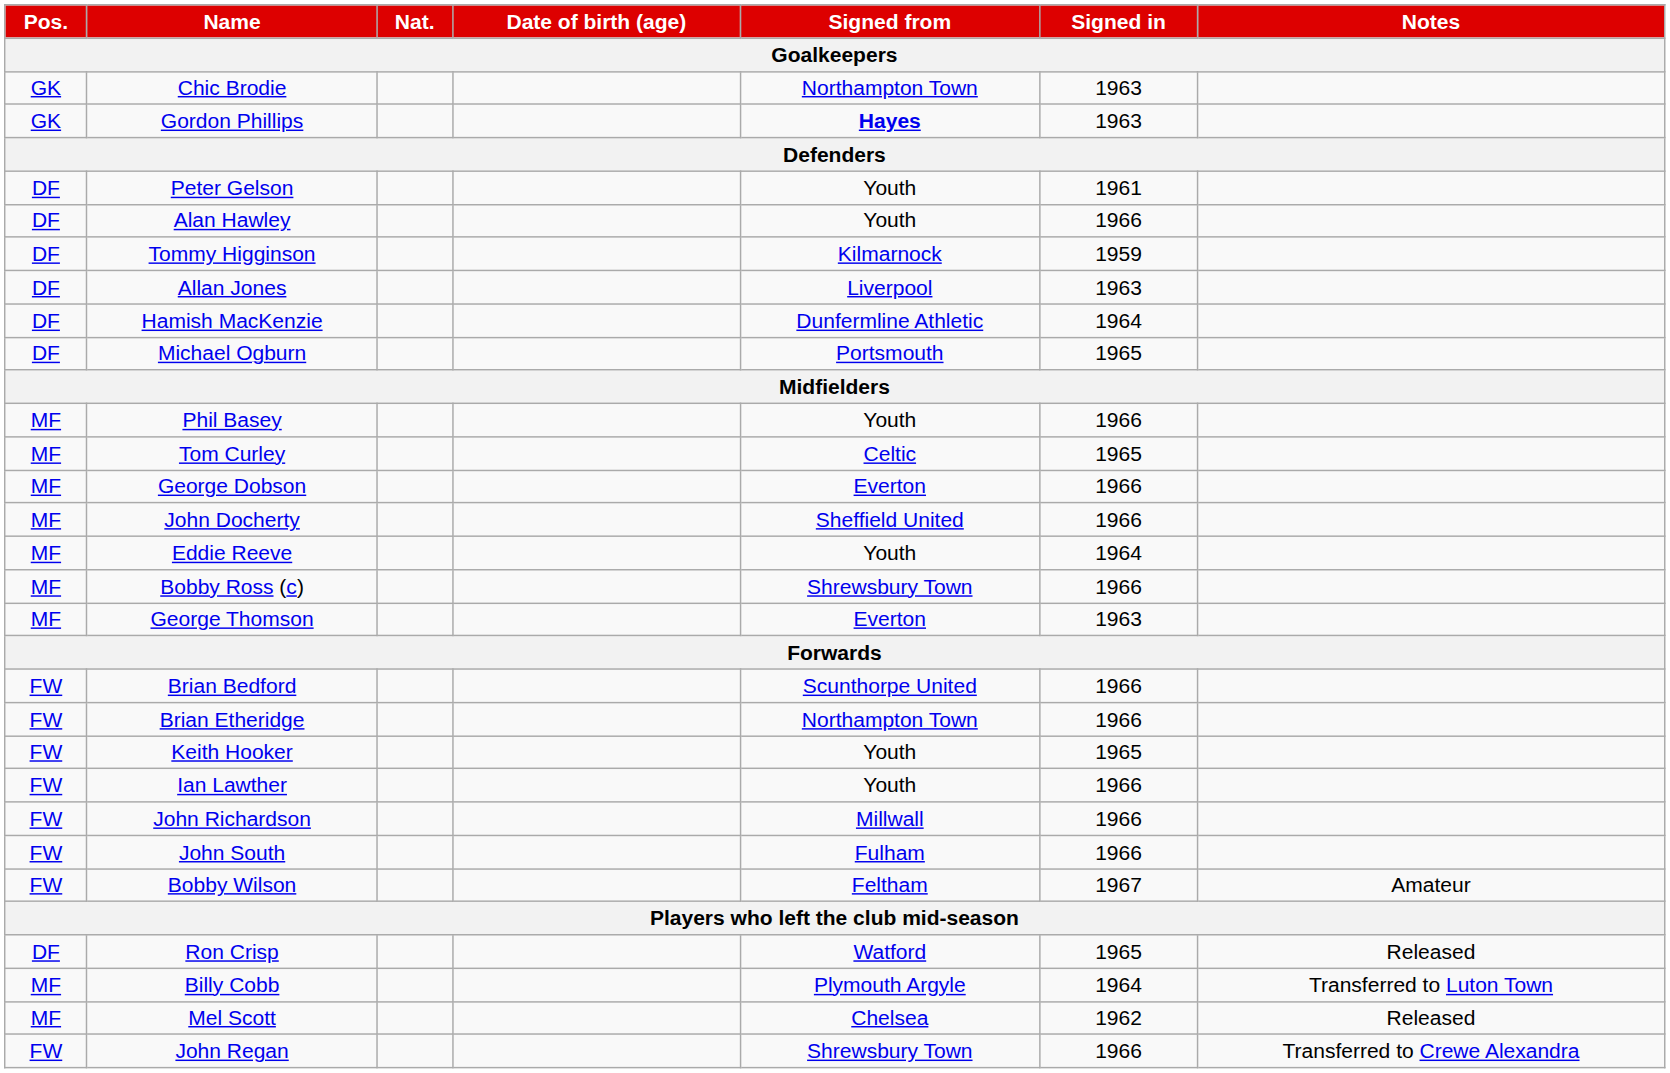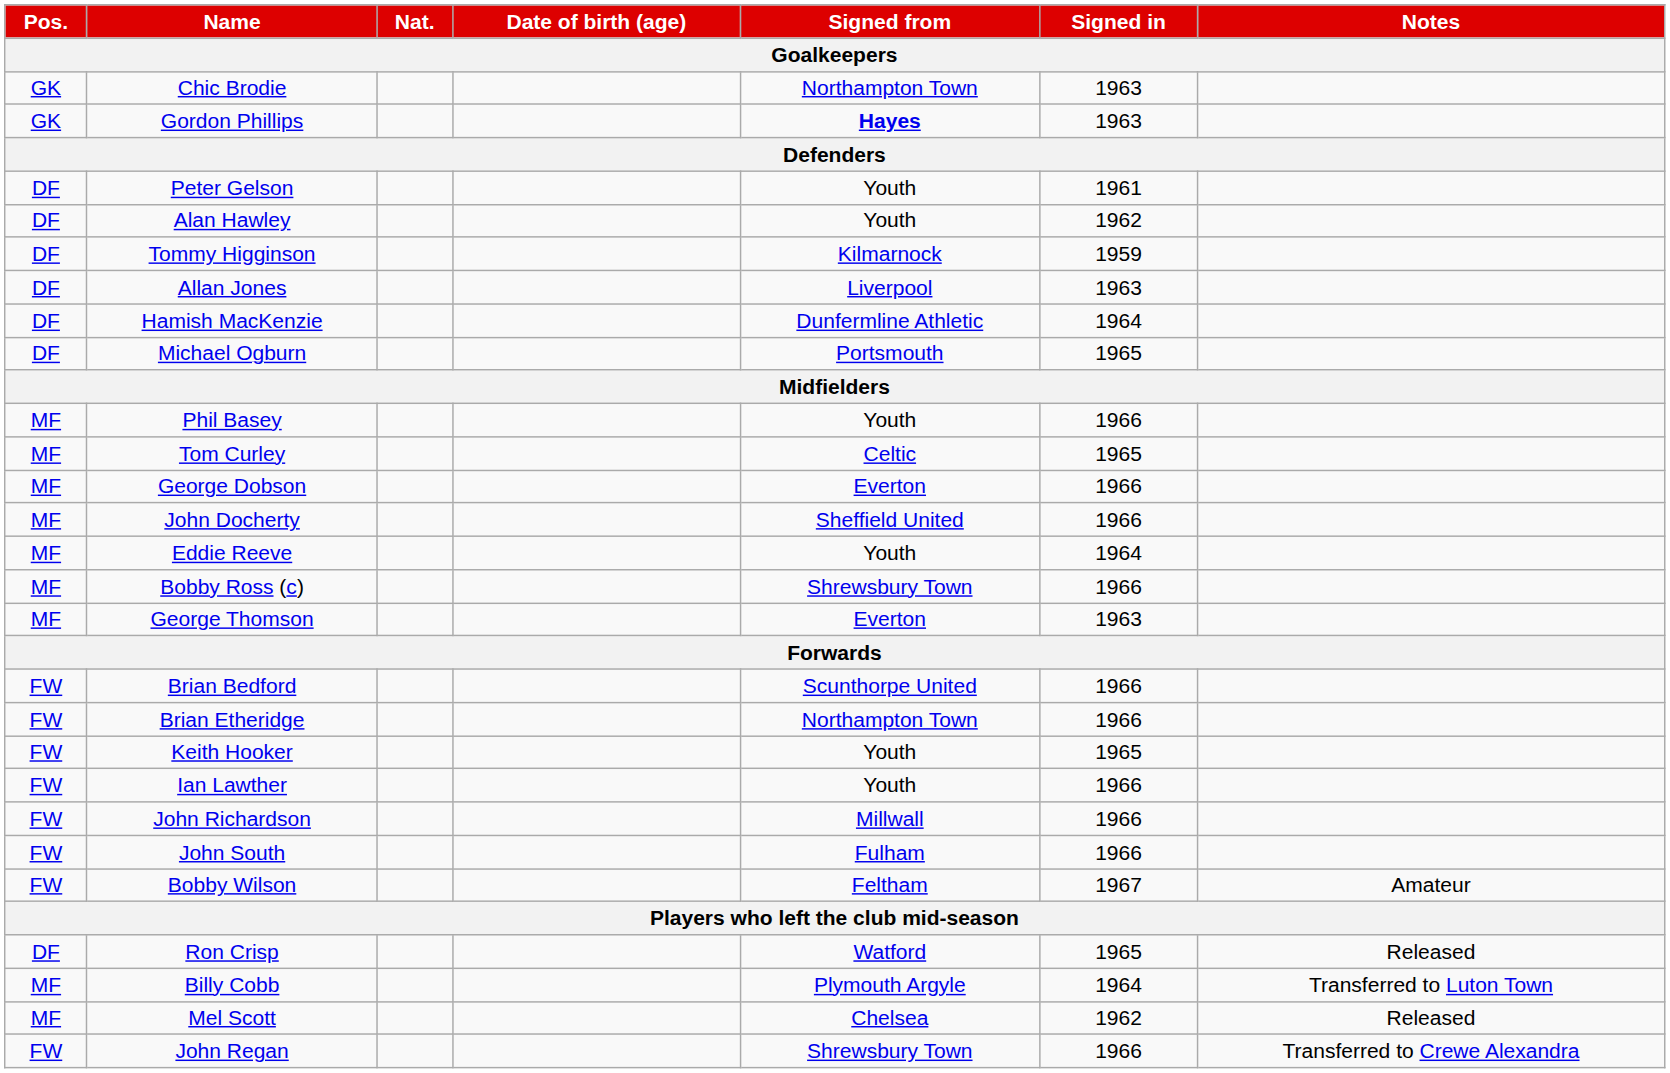(1119, 221) 1966 -> (1119, 221) 1962
